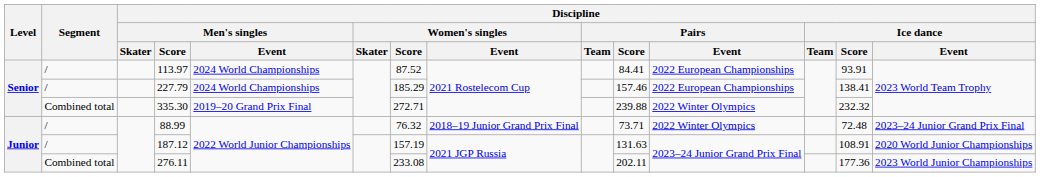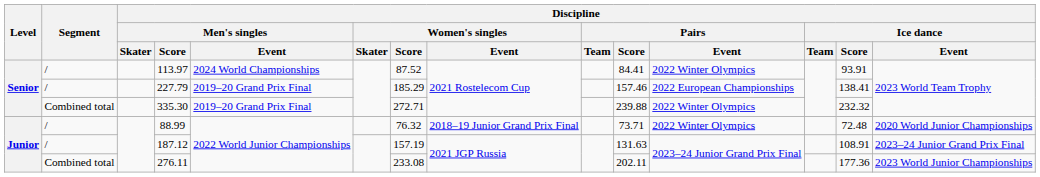(723, 69) 2022 European Championships -> (704, 69) 2022 Winter Olympics
(256, 87) 2024 World Championships -> (252, 87) 2019–20 Grand Prix Final
(950, 125) 2023–24 Junior Grand Prix Final -> (954, 125) 2020 World Junior Championships
(954, 143) 2020 World Junior Championships -> (950, 143) 2023–24 Junior Grand Prix Final
